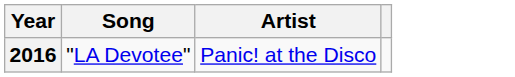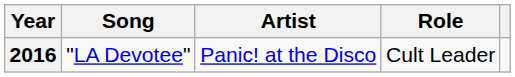+ column: (441, 21)
